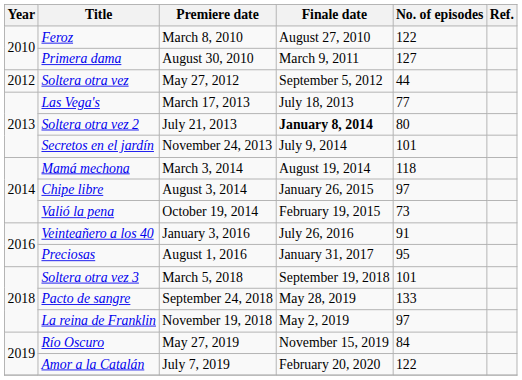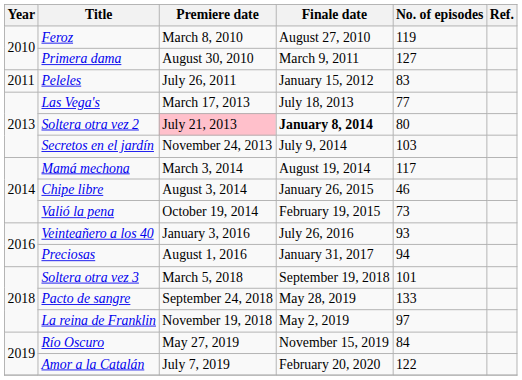(406, 37) 122 -> (406, 37) 119
+ row: (61, 80)
- row: (85, 80)
(200, 124) no background -> (200, 124) pink background
(406, 146) 101 -> (406, 146) 103
(406, 168) 118 -> (406, 168) 117
(403, 189) 97 -> (403, 189) 46
(403, 233) 91 -> (403, 233) 93
(403, 255) 95 -> (403, 255) 94
